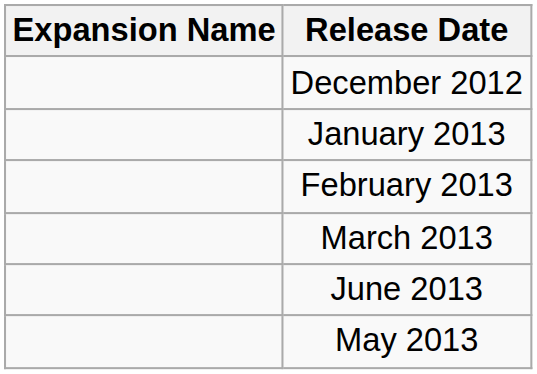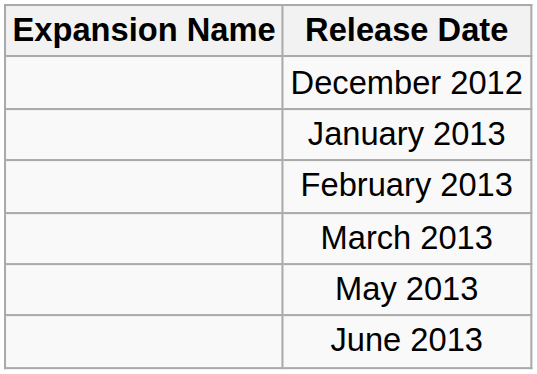rows swapped: (407, 340) <-> (407, 289)
